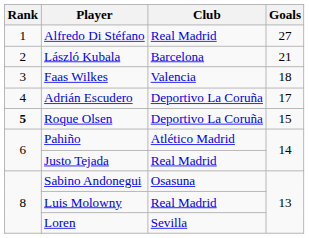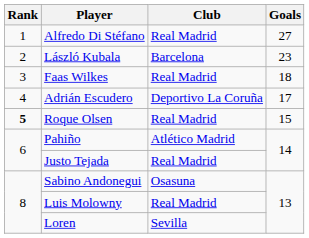(285, 56) 21 -> (285, 56) 23
(173, 77) Valencia -> (184, 77) Real Madrid
(207, 118) Deportivo La Coruña -> (184, 118) Real Madrid
